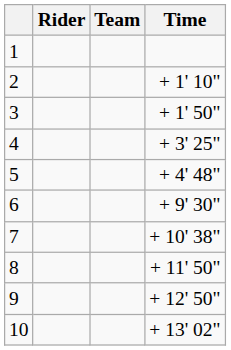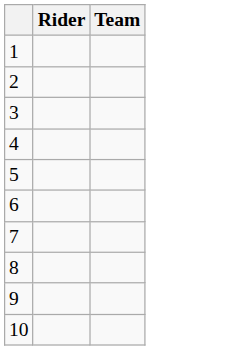- column: (185, 19)
